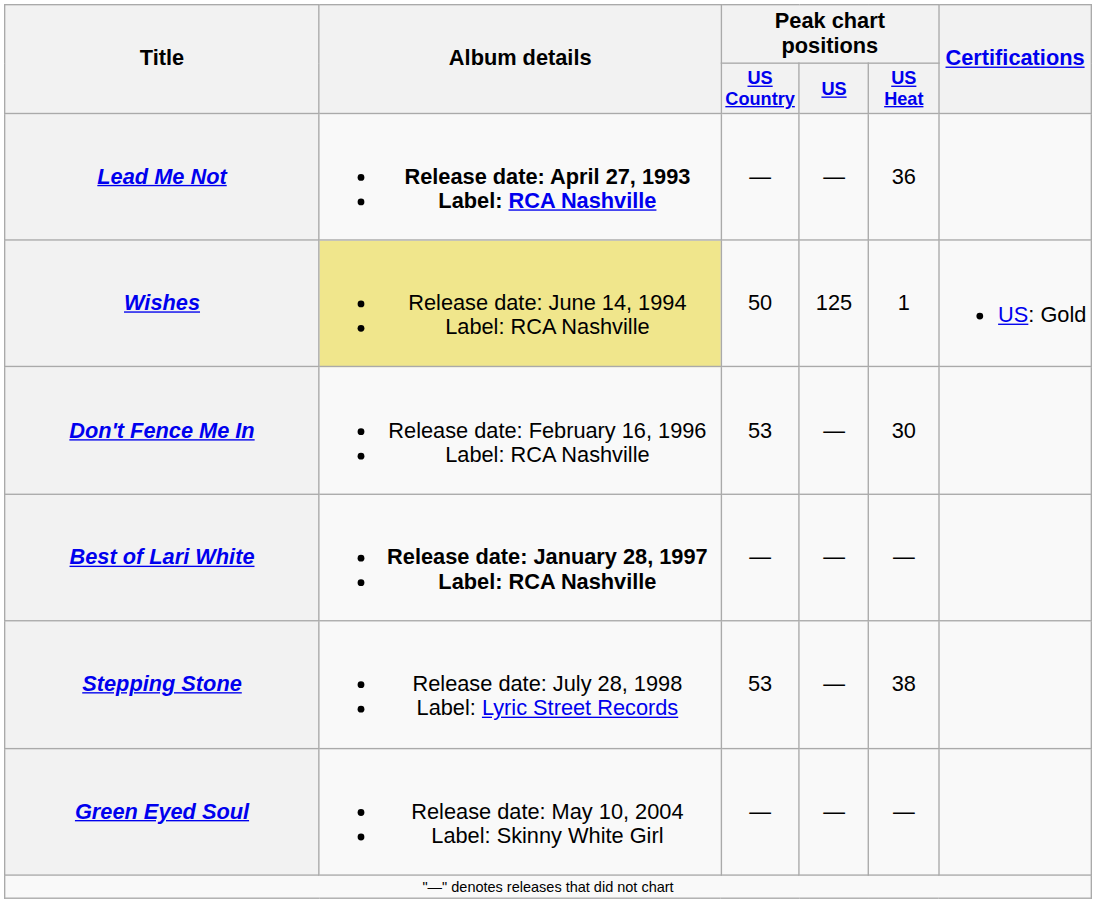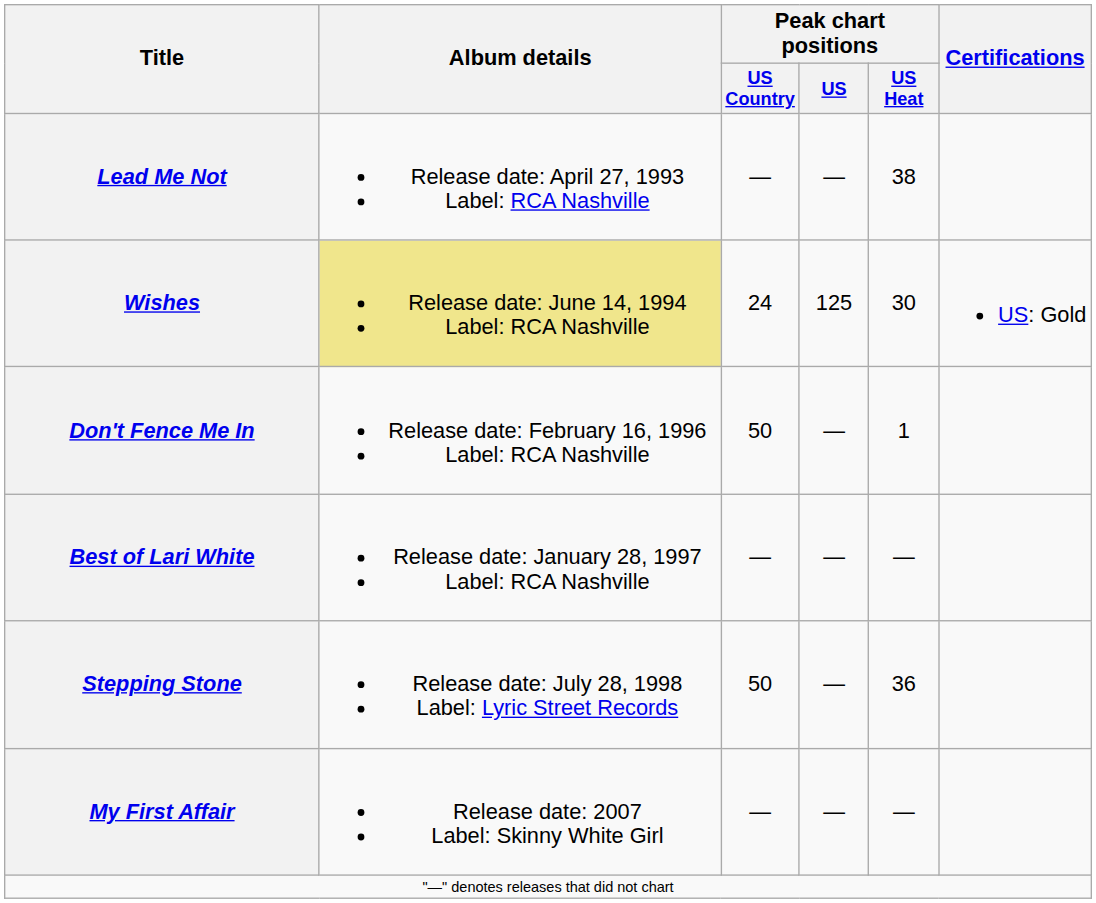(520, 189) bold -> (520, 189) normal
(904, 176) 36 -> (904, 176) 38
(760, 303) 50 -> (760, 303) 24
(904, 303) 1 -> (904, 303) 30
(760, 430) 53 -> (760, 430) 50
(904, 430) 30 -> (904, 430) 1
(520, 570) bold -> (520, 570) normal
(760, 684) 53 -> (760, 684) 50
(904, 684) 38 -> (904, 684) 36
- row: (162, 811)
+ row: (162, 811)
